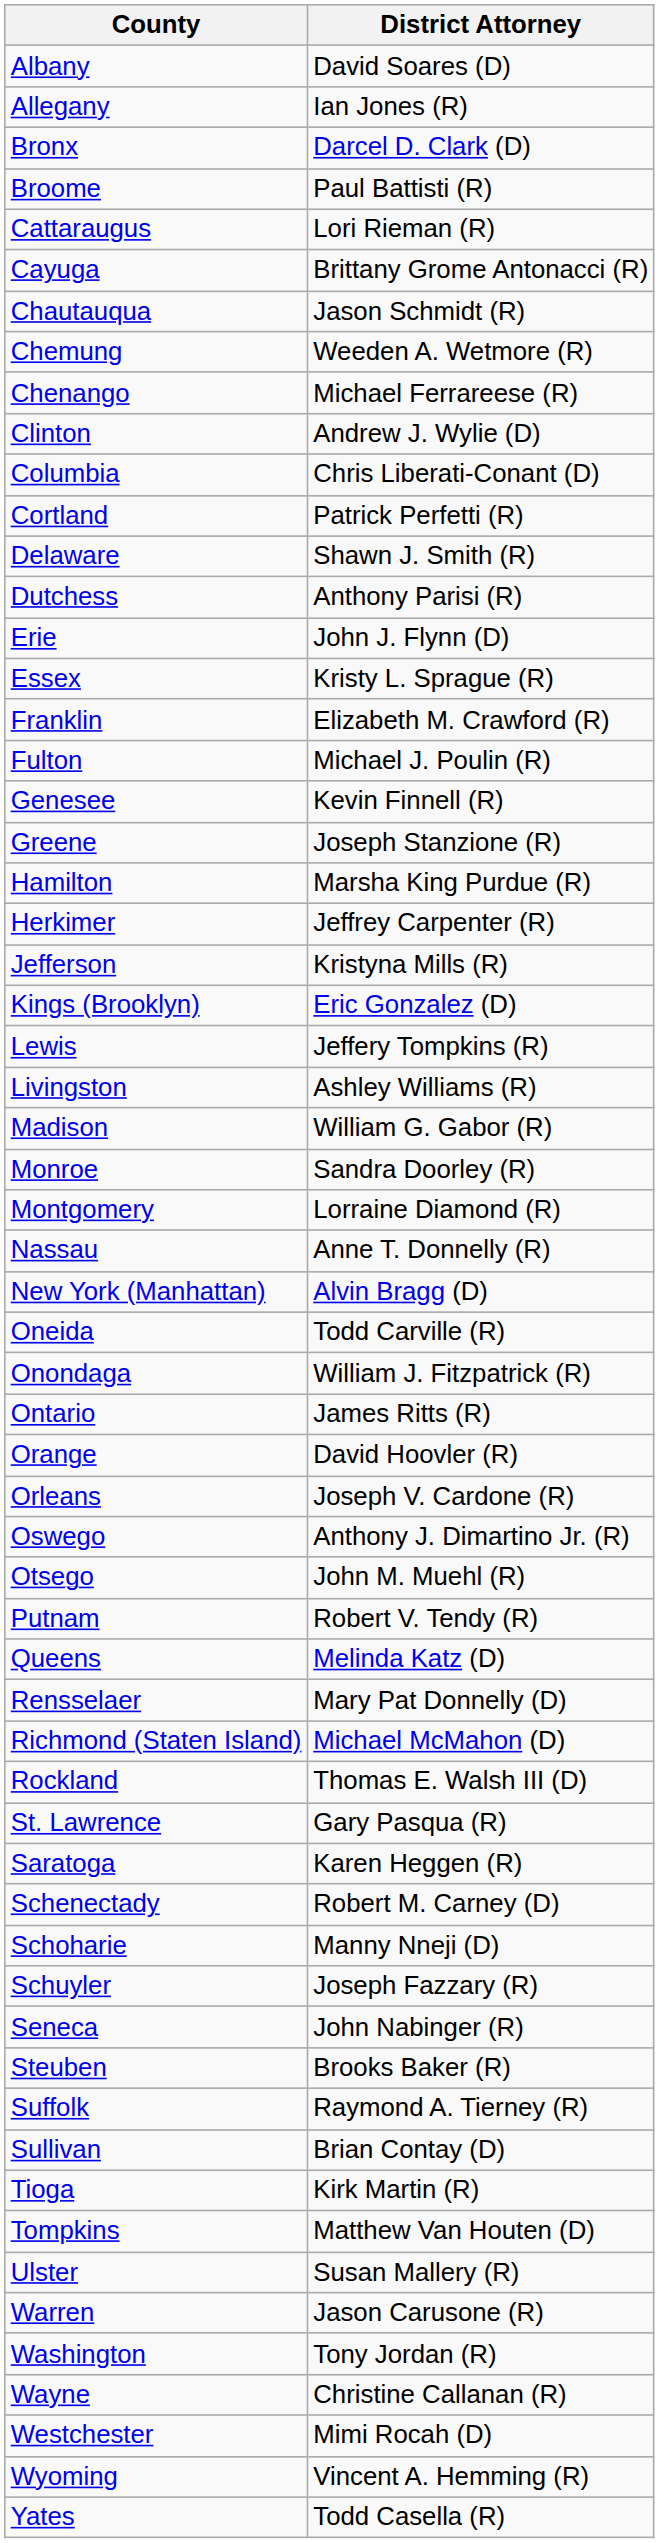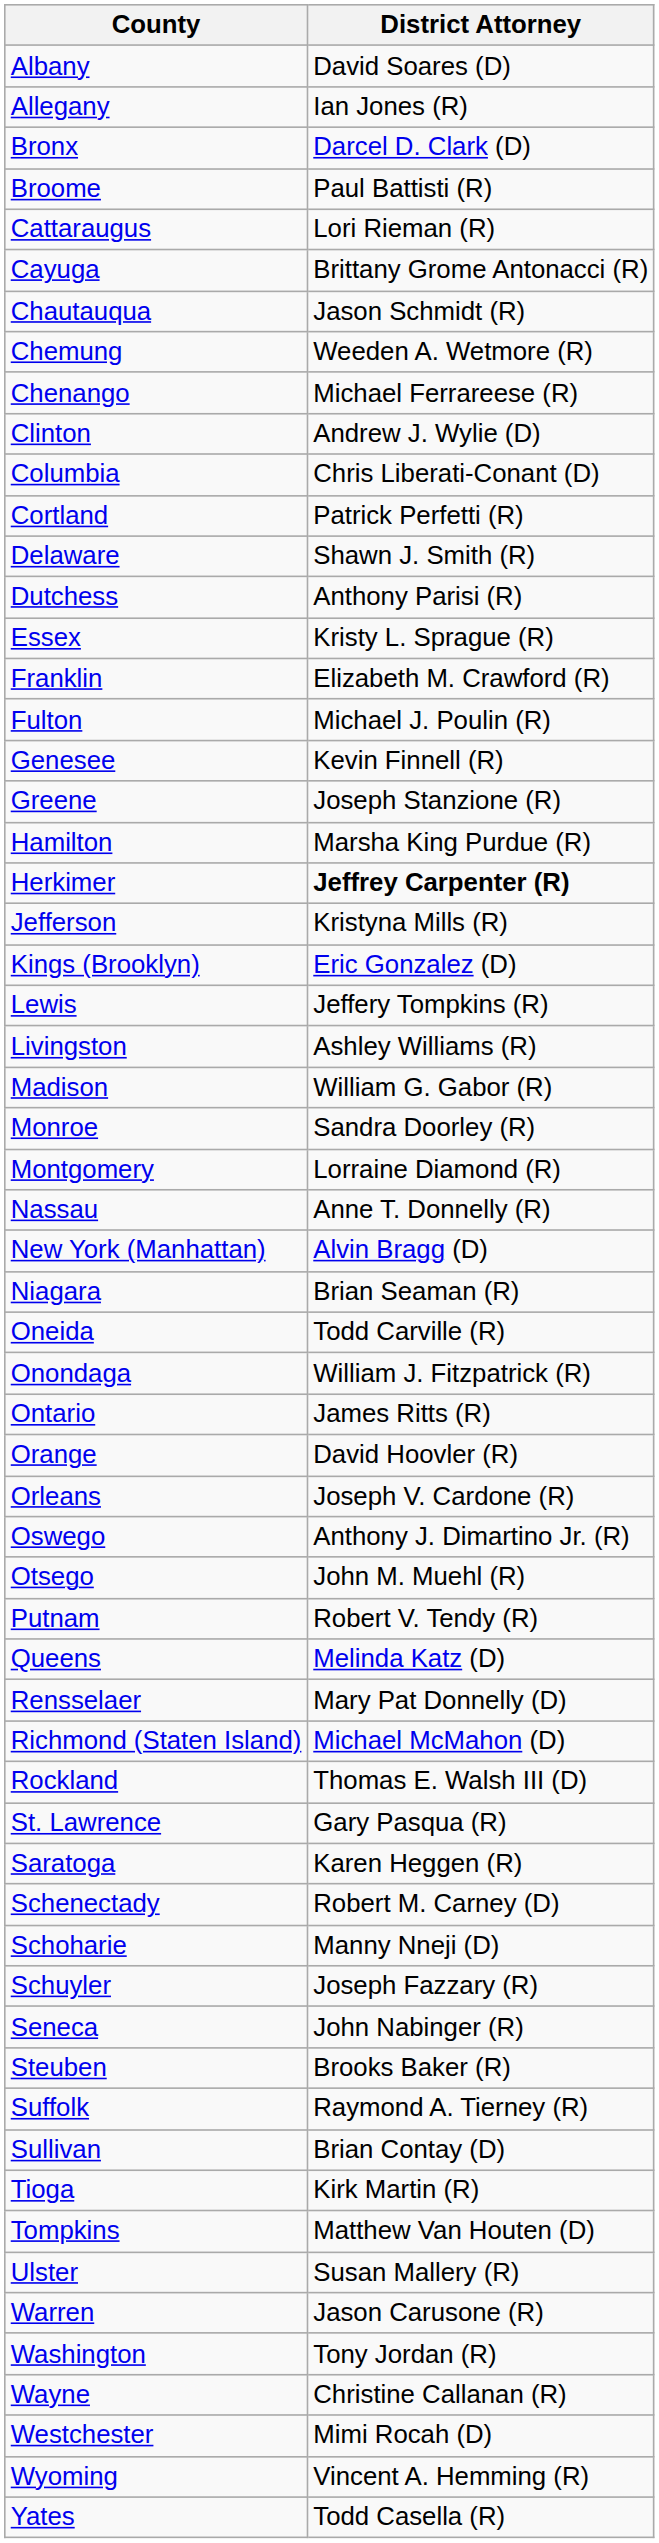- row: (34, 637)
(434, 923) normal -> (441, 882) bold
+ row: (56, 1291)
